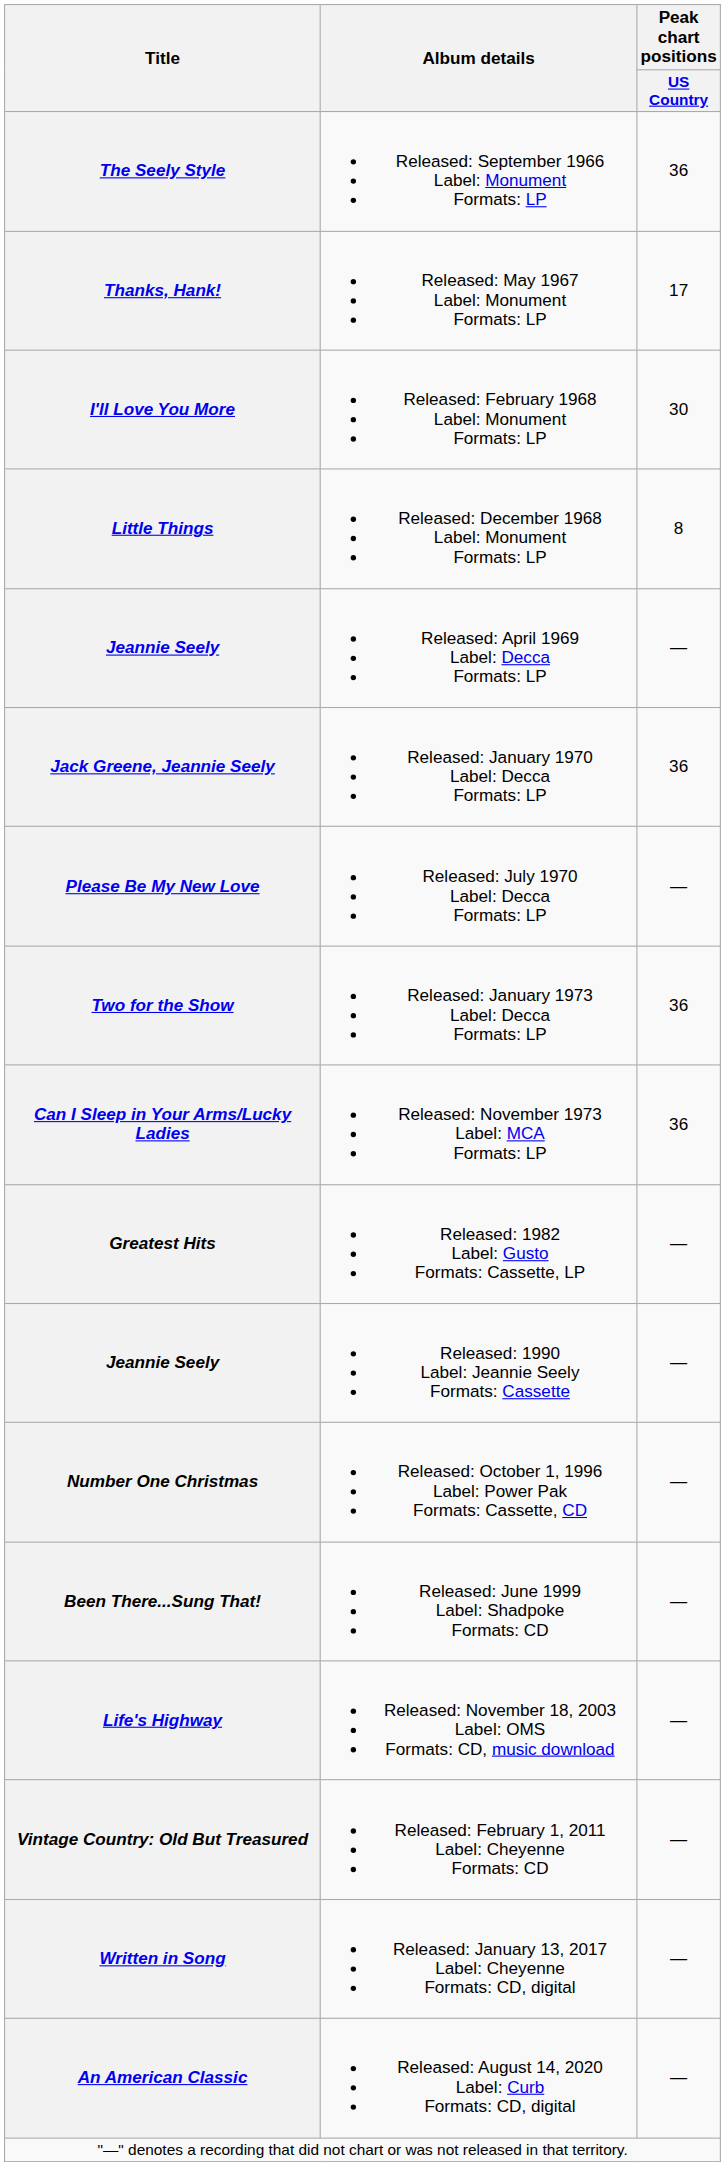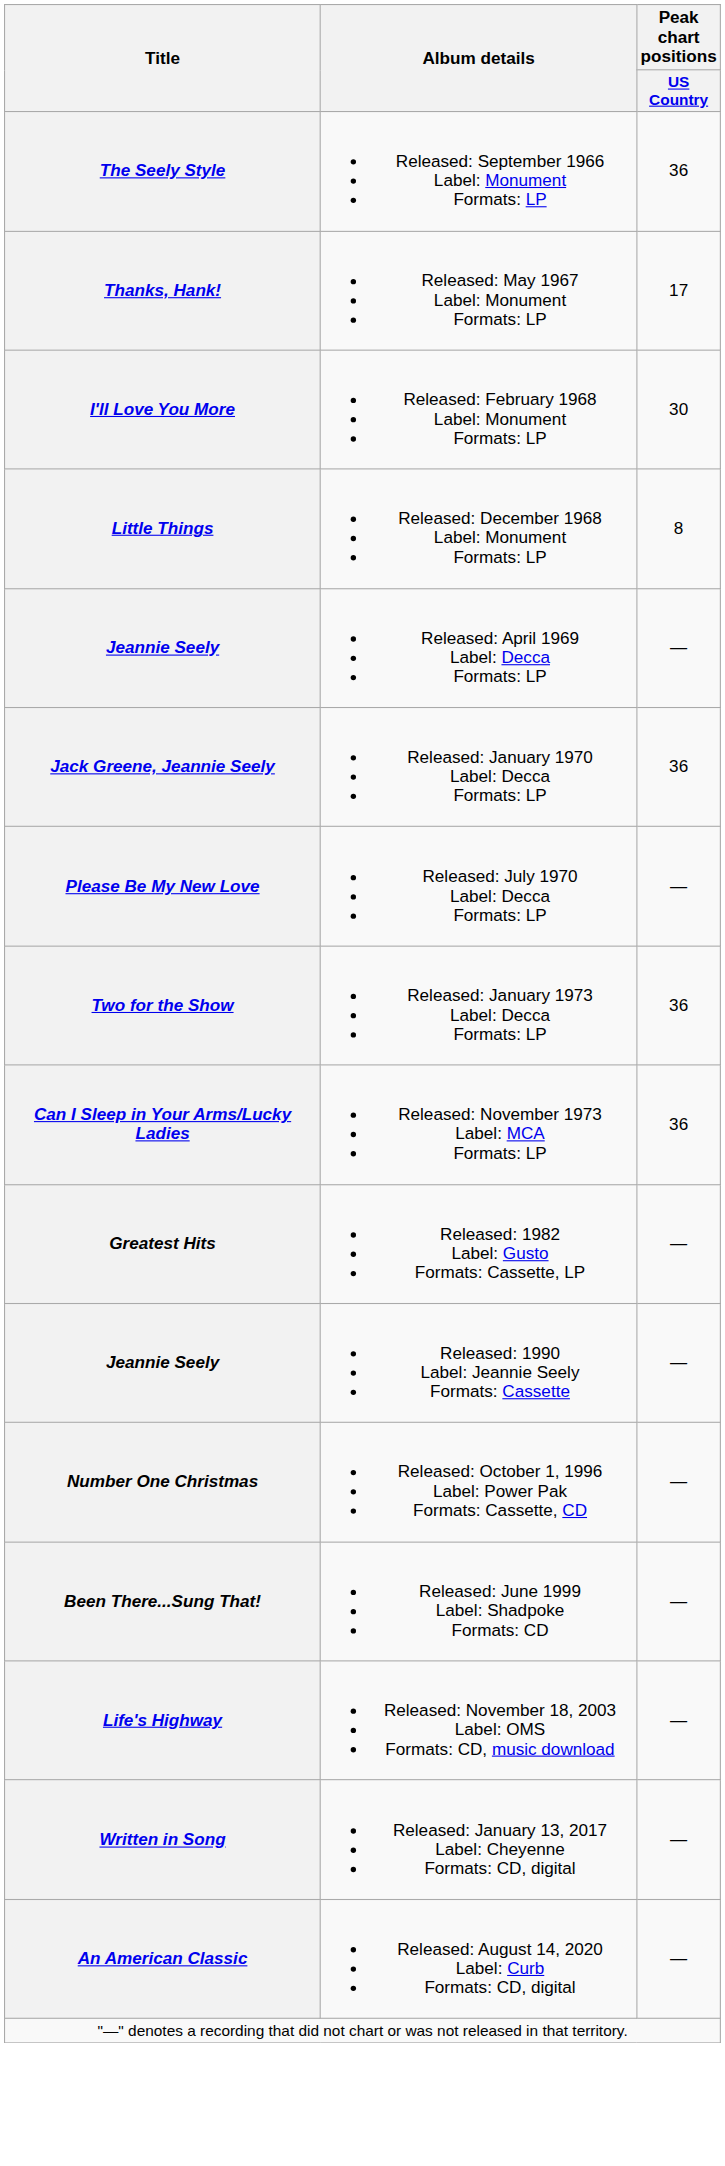- row: (163, 1839)
